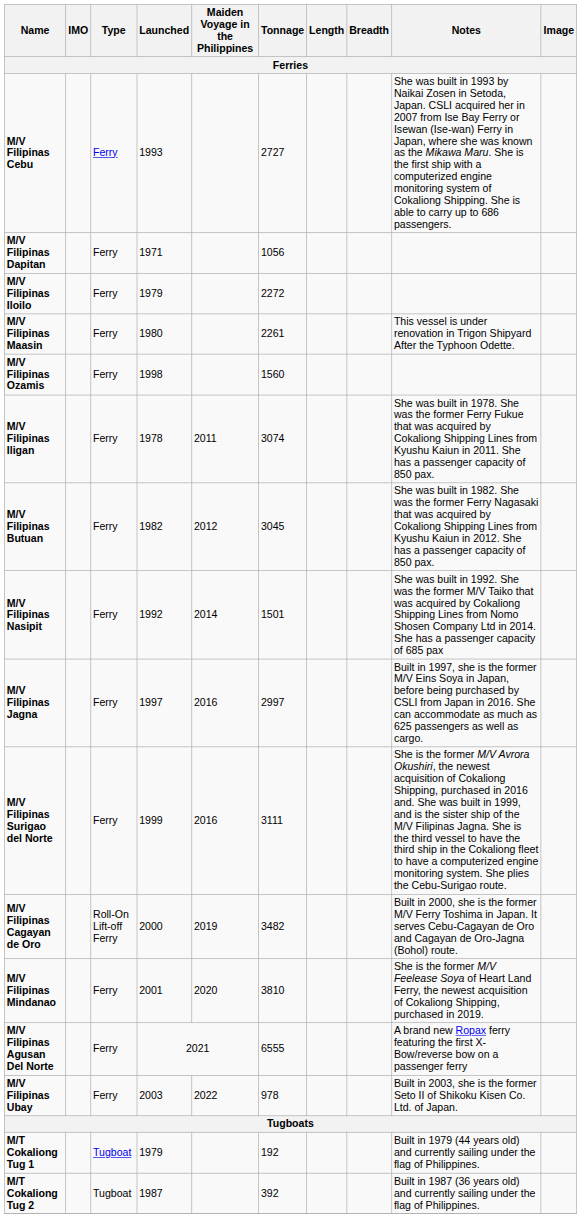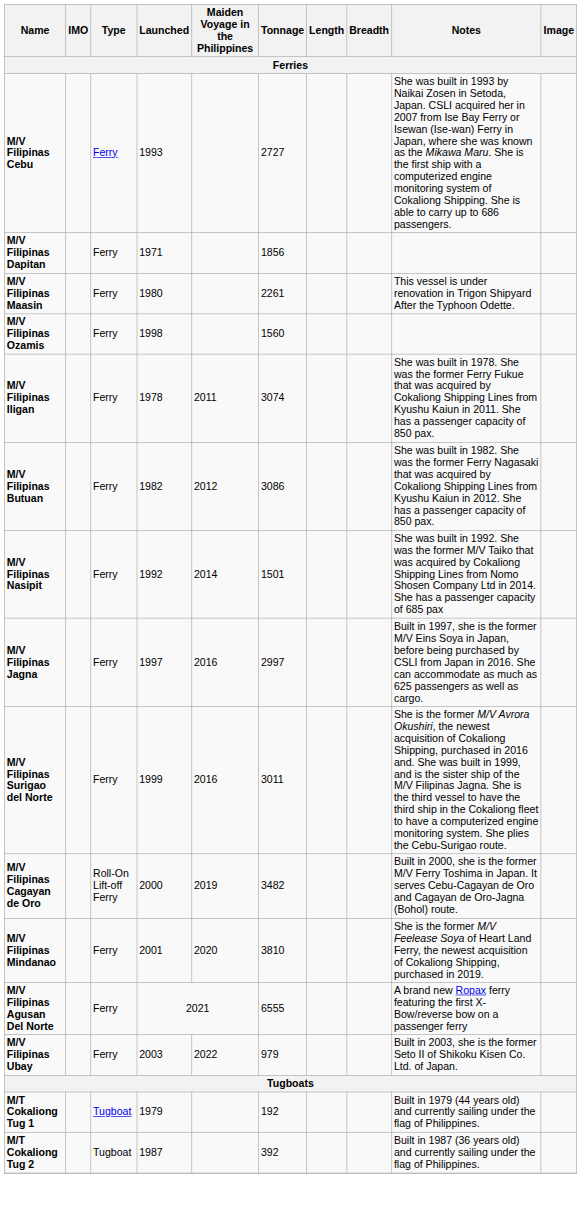(273, 253) 1056 -> (273, 253) 1856
- row: (28, 293)
(273, 527) 3045 -> (273, 486) 3086
(272, 820) 3111 -> (272, 780) 3011
(270, 1095) 978 -> (270, 1055) 979
